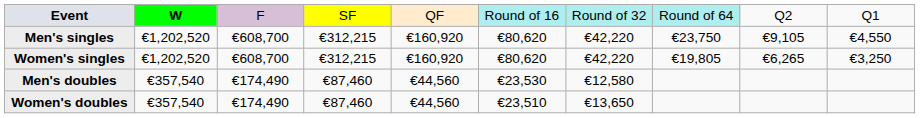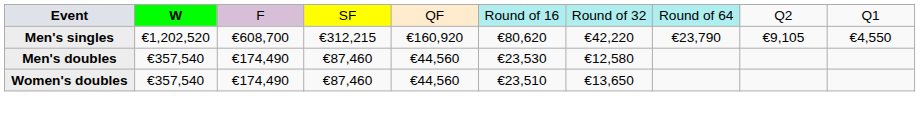(696, 37) €23,750 -> (696, 37) €23,790
- row: (69, 59)
